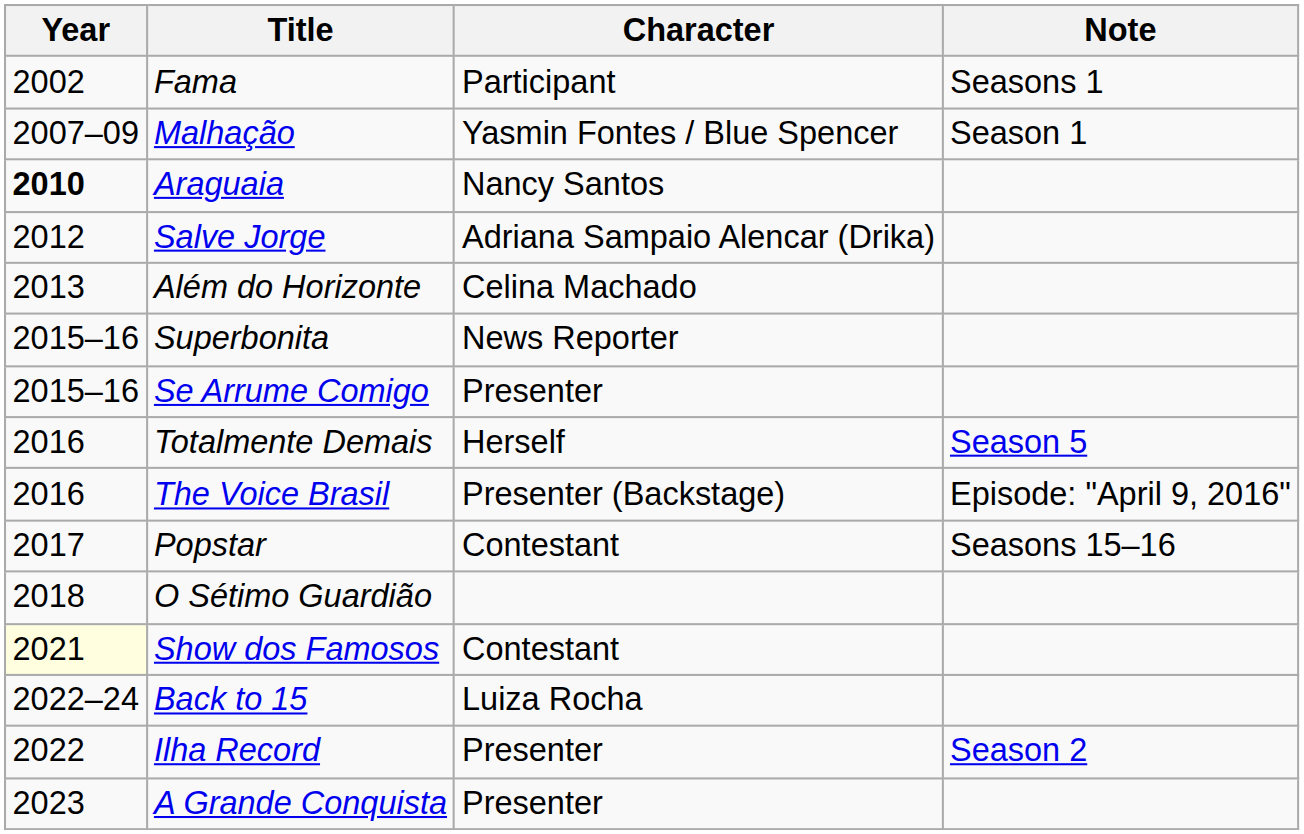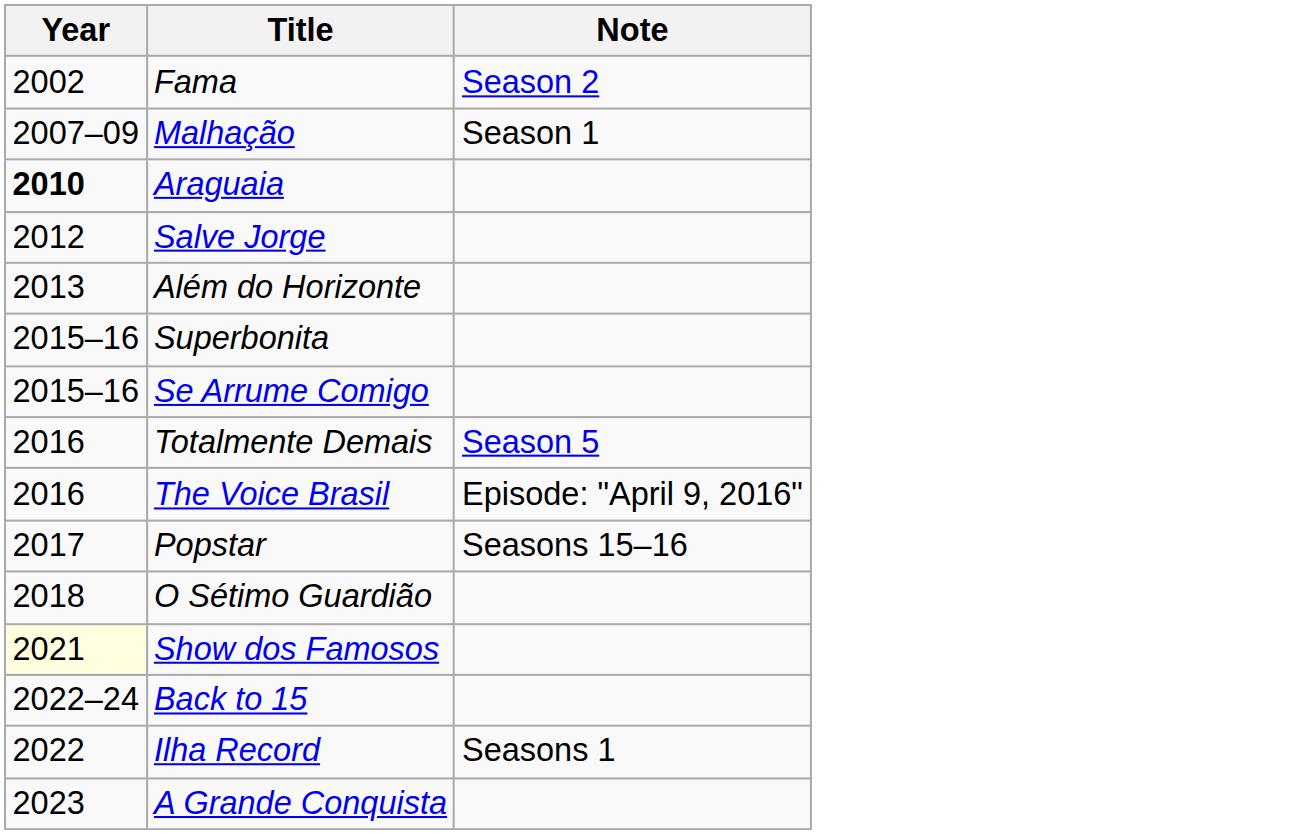- column: (698, 30)
(1027, 81) Seasons 1 -> (531, 81) Season 2
(1019, 751) Season 2 -> (539, 751) Seasons 1
